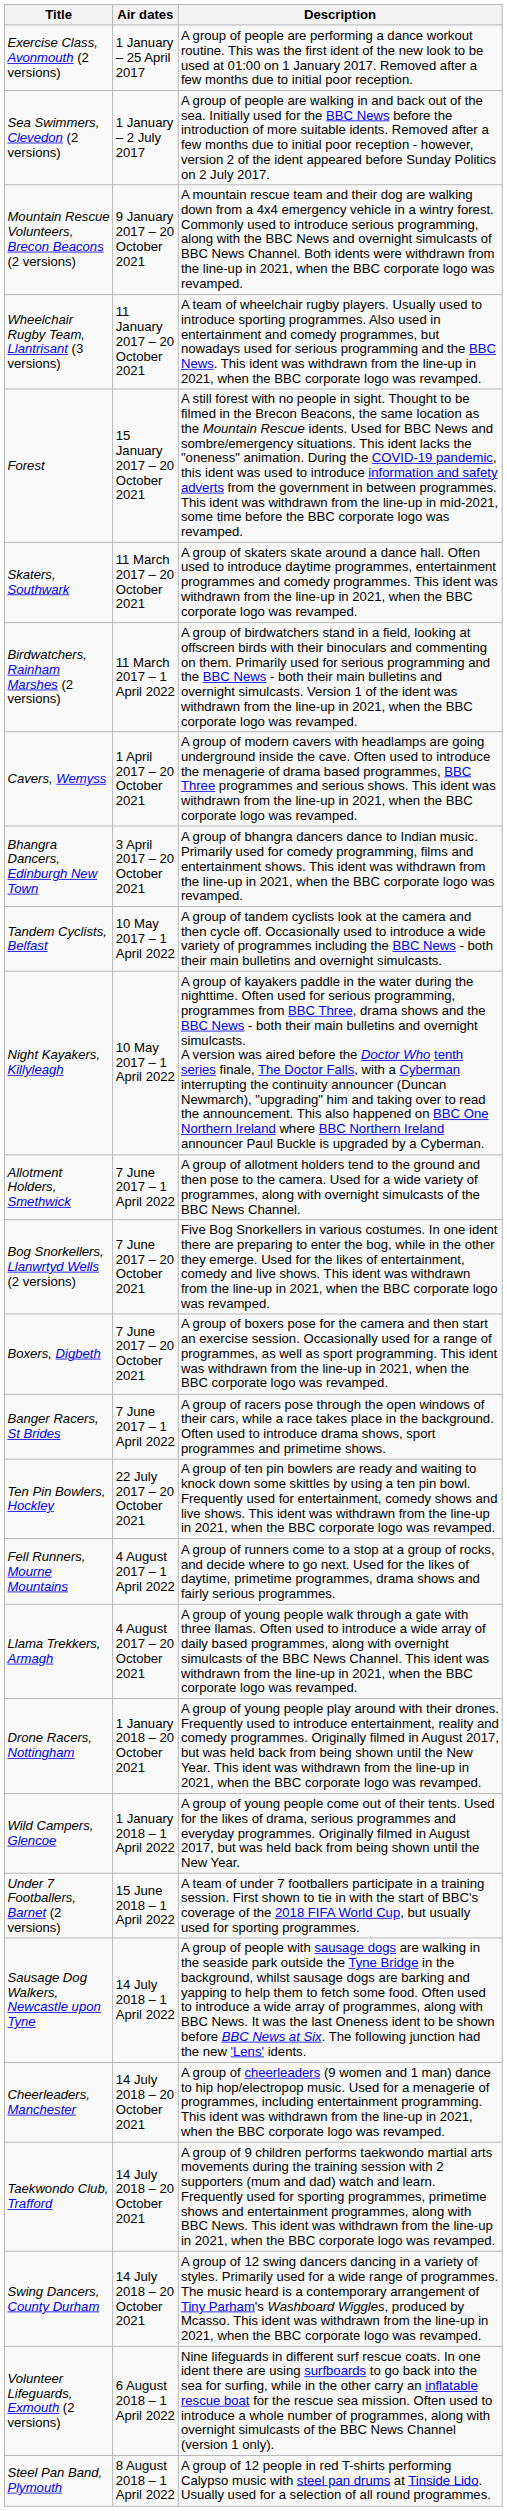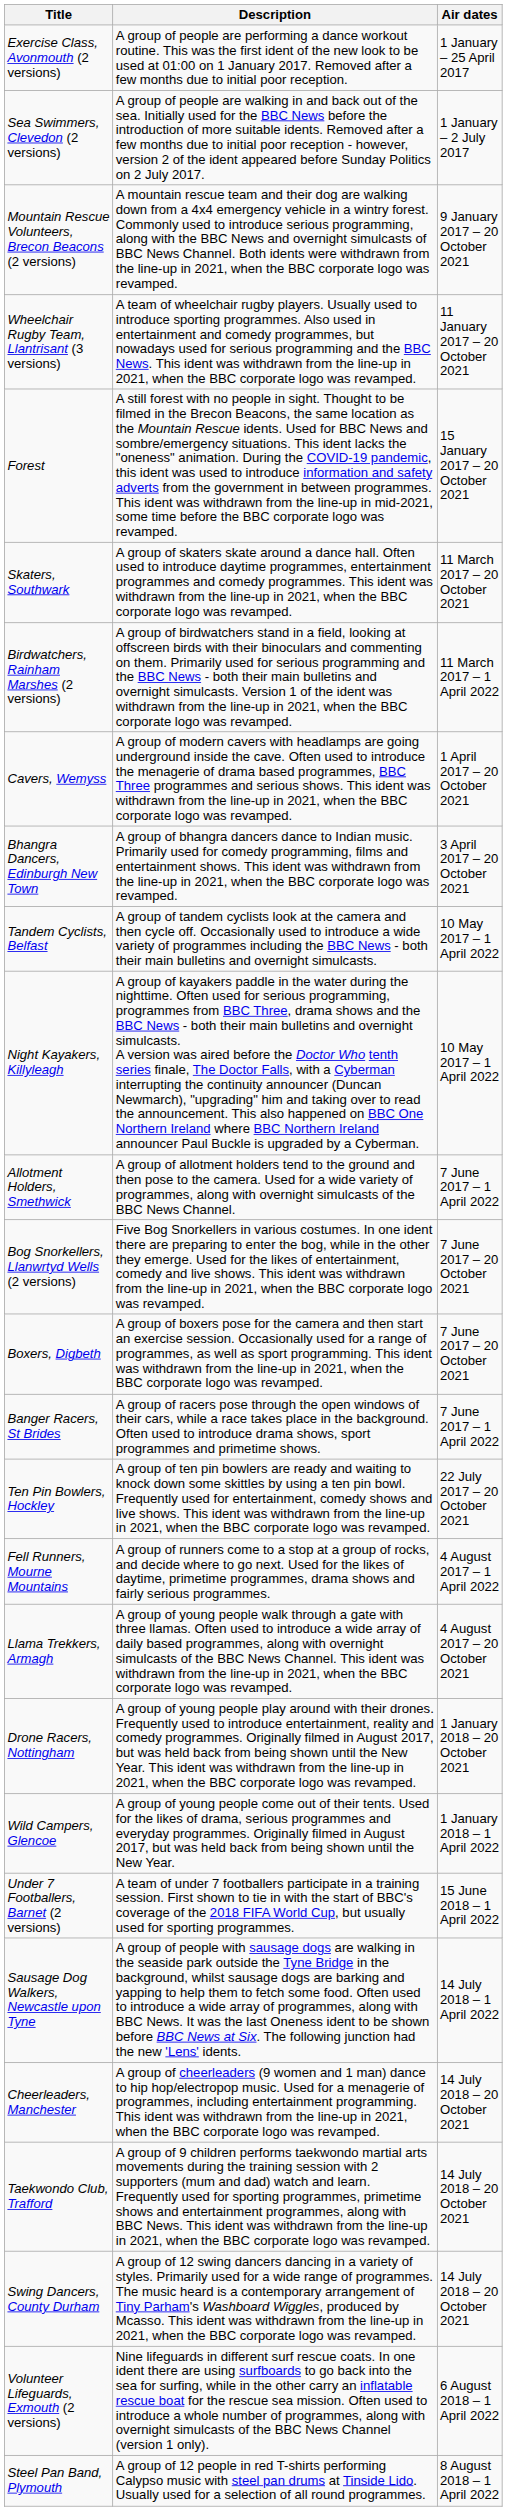columns swapped: (145, 14) <-> (340, 14)
